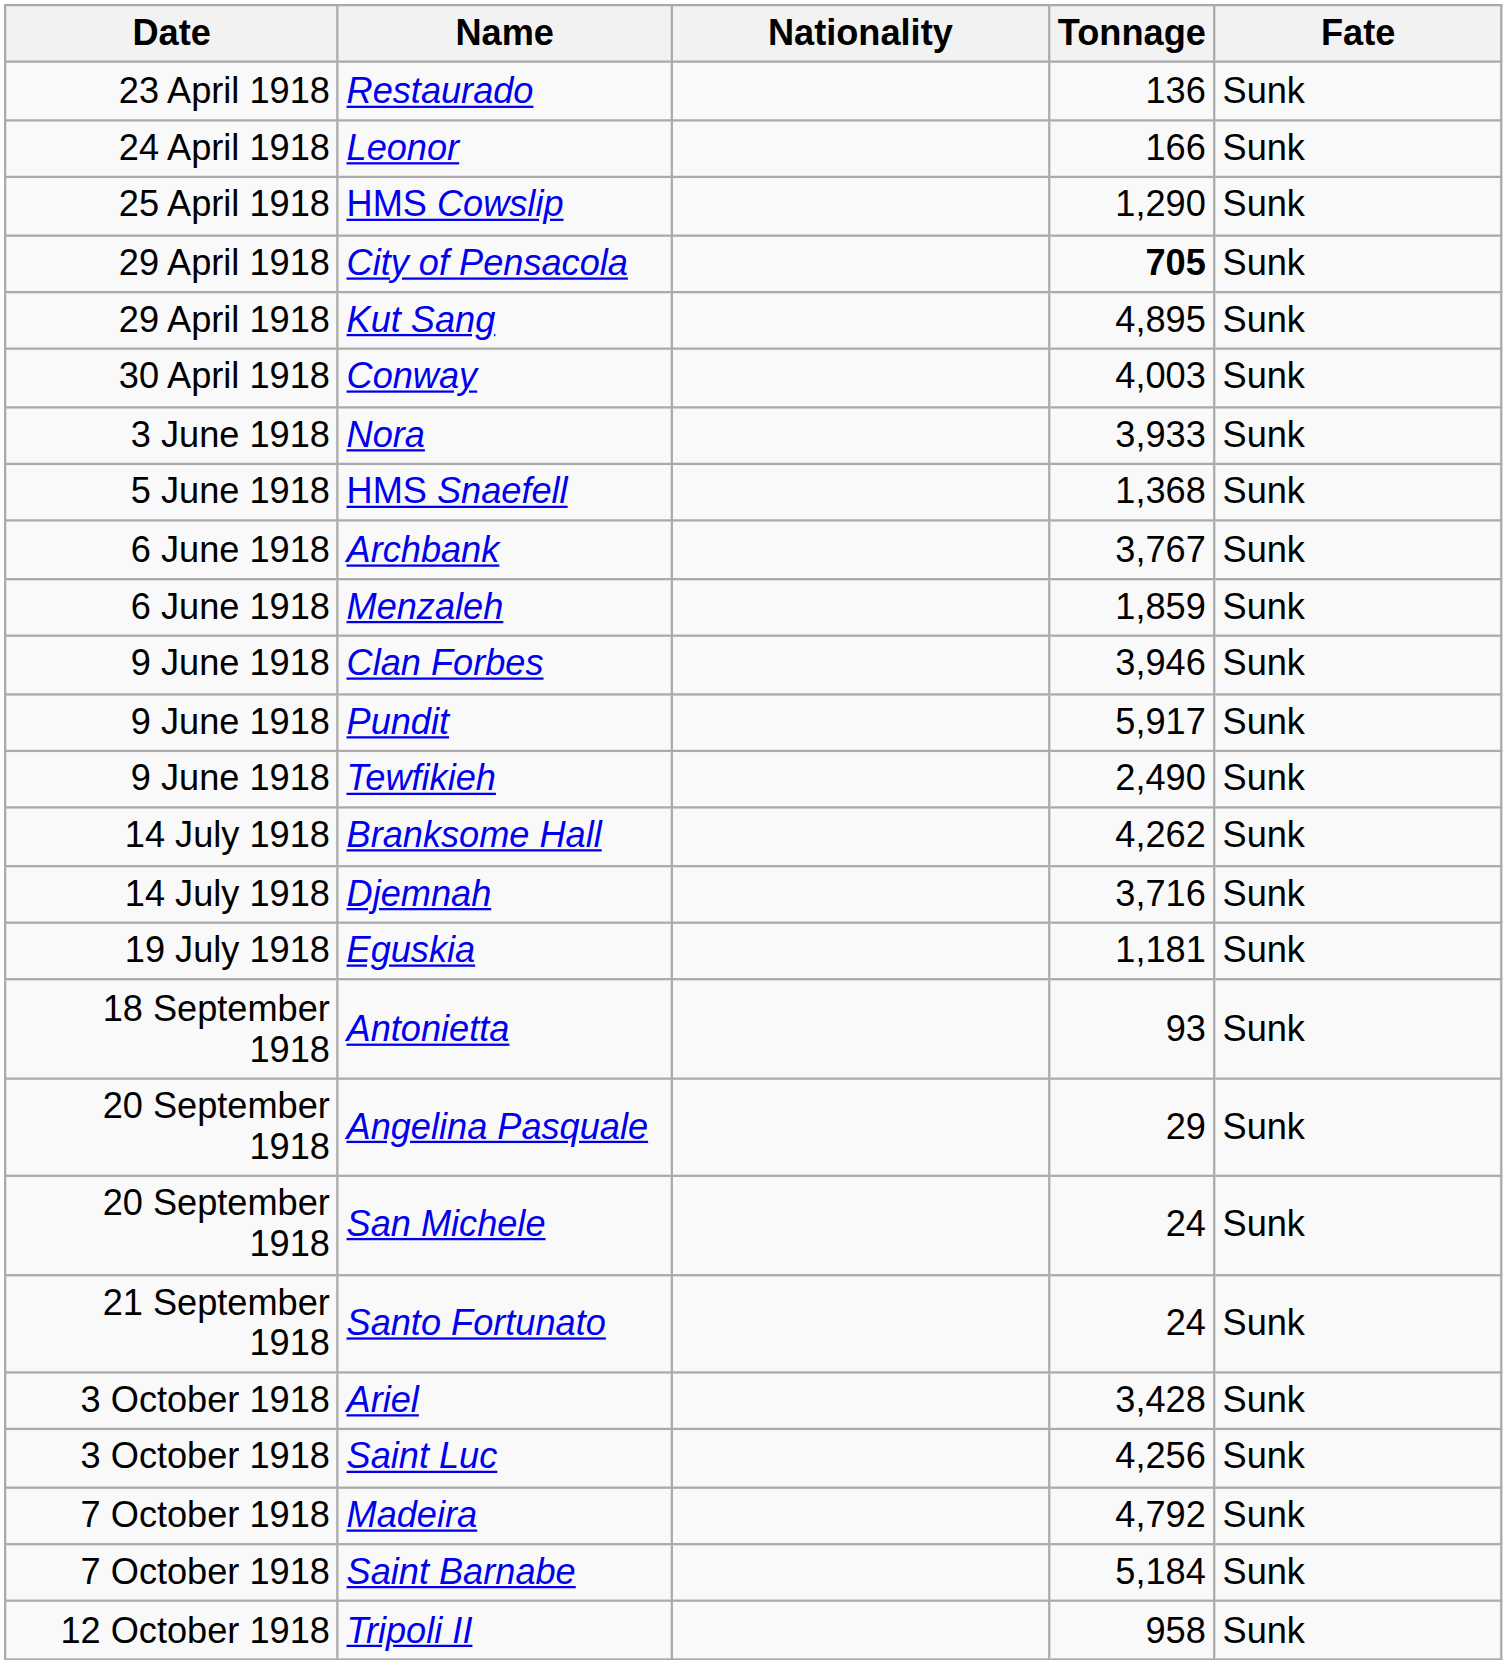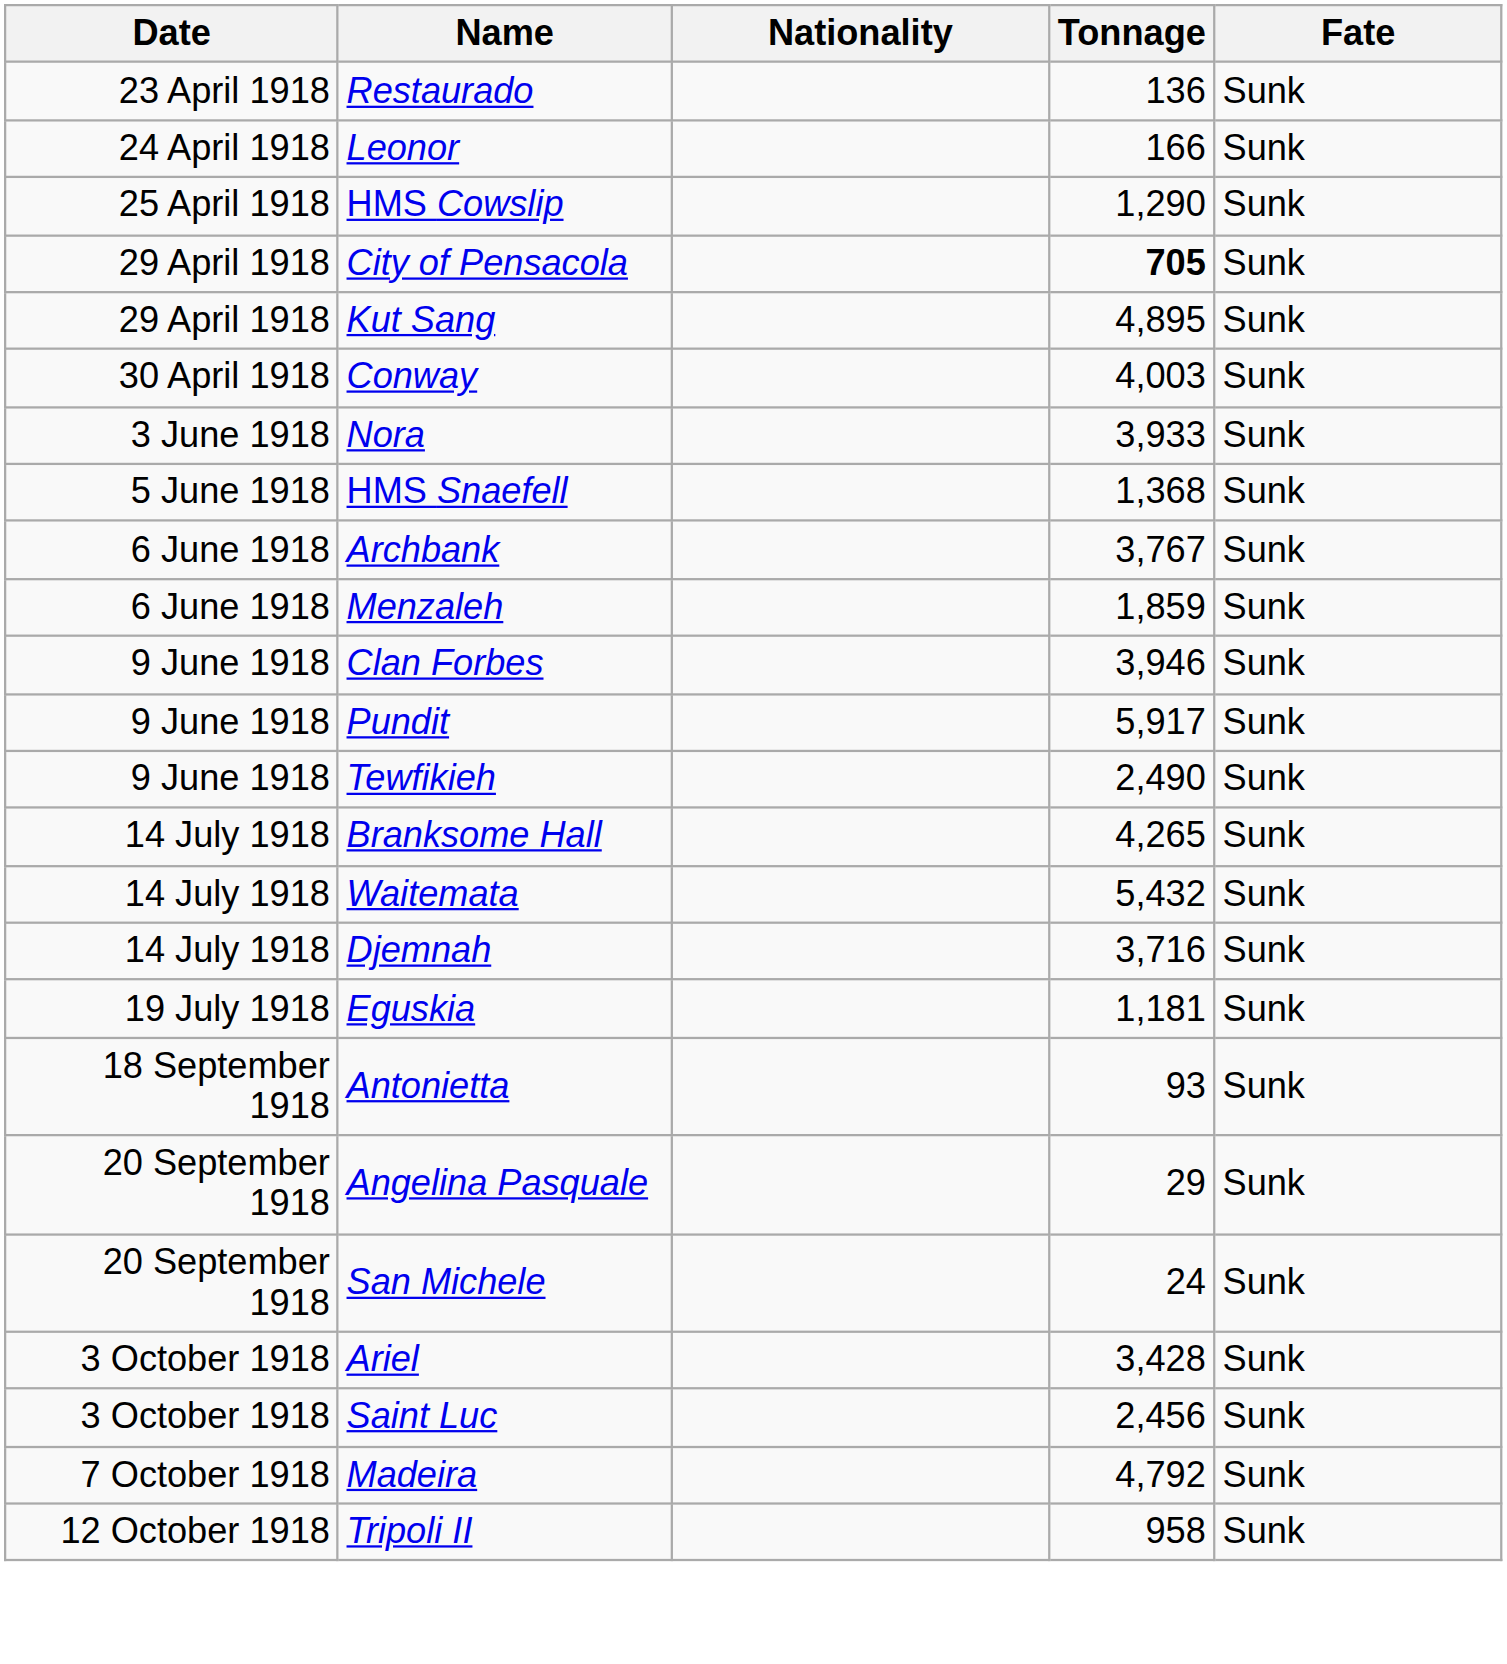(1161, 836) 4,262 -> (1161, 836) 4,265
+ row: (433, 893)
- row: (476, 1322)
(1161, 1457) 4,256 -> (1161, 1416) 2,456
- row: (461, 1572)
